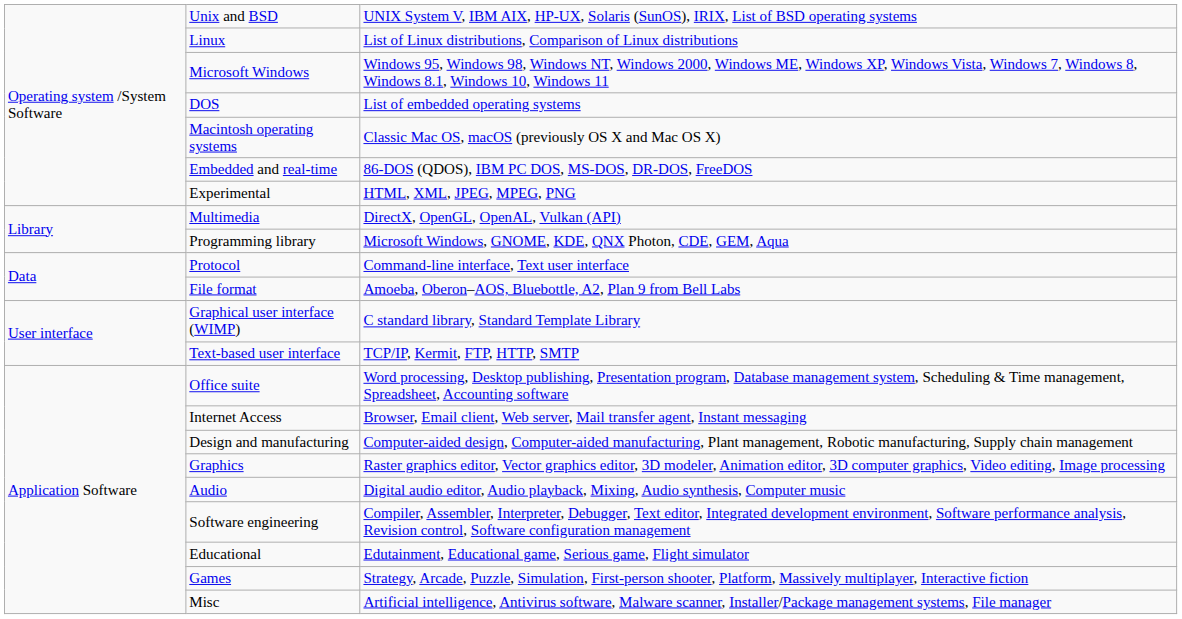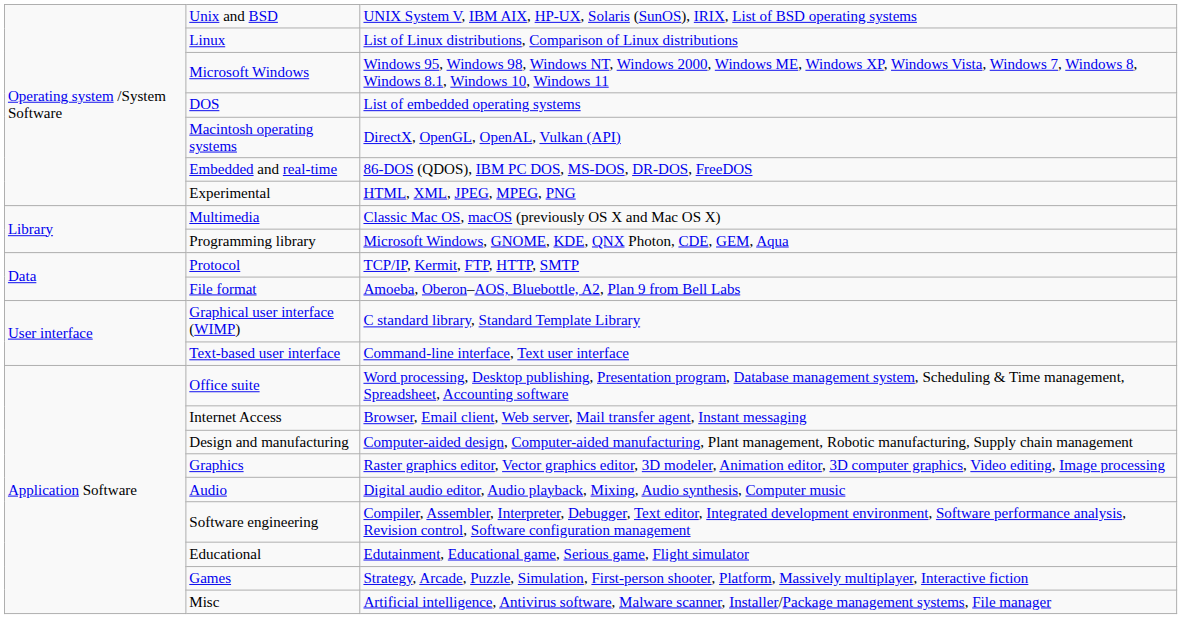(542, 137) Classic Mac OS, macOS (previously OS X and Mac OS X) -> (492, 137) DirectX, OpenGL, OpenAL, Vulkan (API)
(492, 217) DirectX, OpenGL, OpenAL, Vulkan (API) -> (542, 217) Classic Mac OS, macOS (previously OS X and Mac OS X)
(496, 264) Command-line interface, Text user interface -> (471, 264) TCP/IP, Kermit, FTP, HTTP, SMTP
(471, 353) TCP/IP, Kermit, FTP, HTTP, SMTP -> (496, 353) Command-line interface, Text user interface
